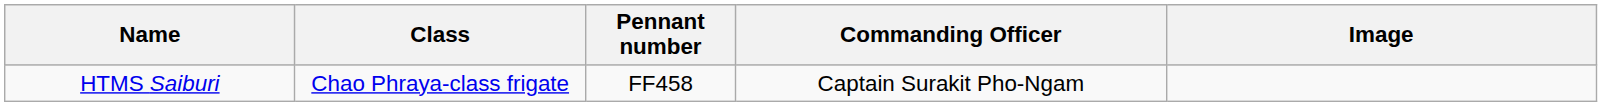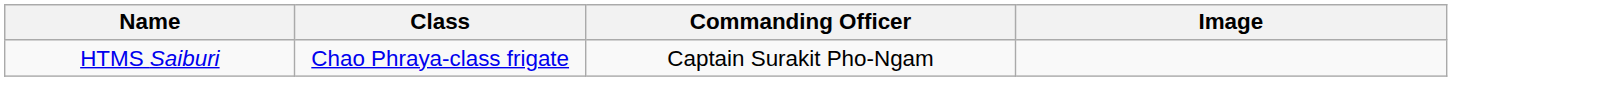- column: (661, 34)
